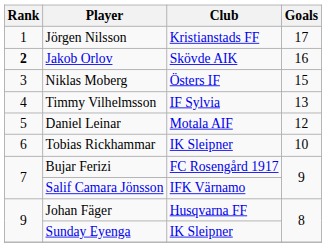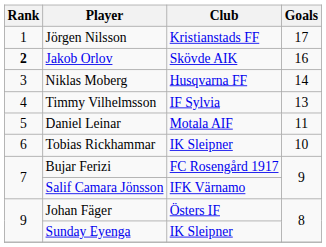(195, 80) Östers IF -> (208, 80) Husqvarna FF
(301, 80) 15 -> (301, 80) 14
(301, 123) 12 -> (301, 123) 11
(208, 210) Husqvarna FF -> (195, 210) Östers IF
